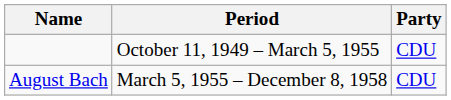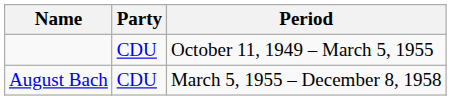columns swapped: (252, 19) <-> (419, 19)
